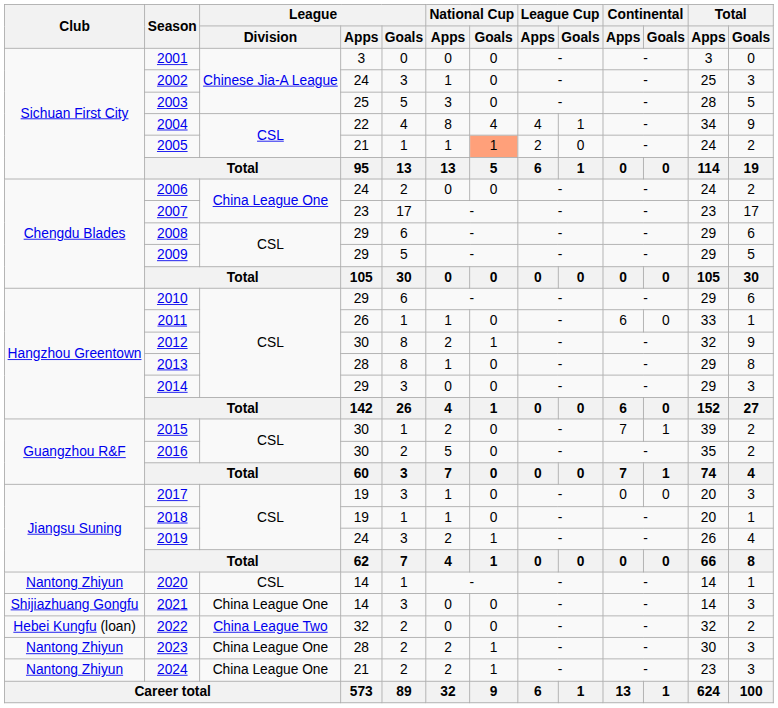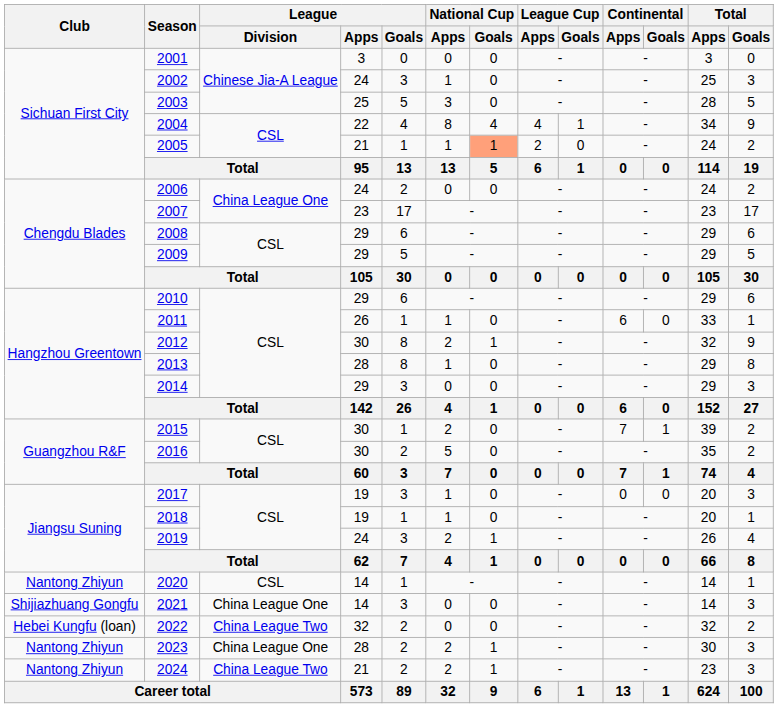(270, 670) China League One -> (270, 670) China League Two
